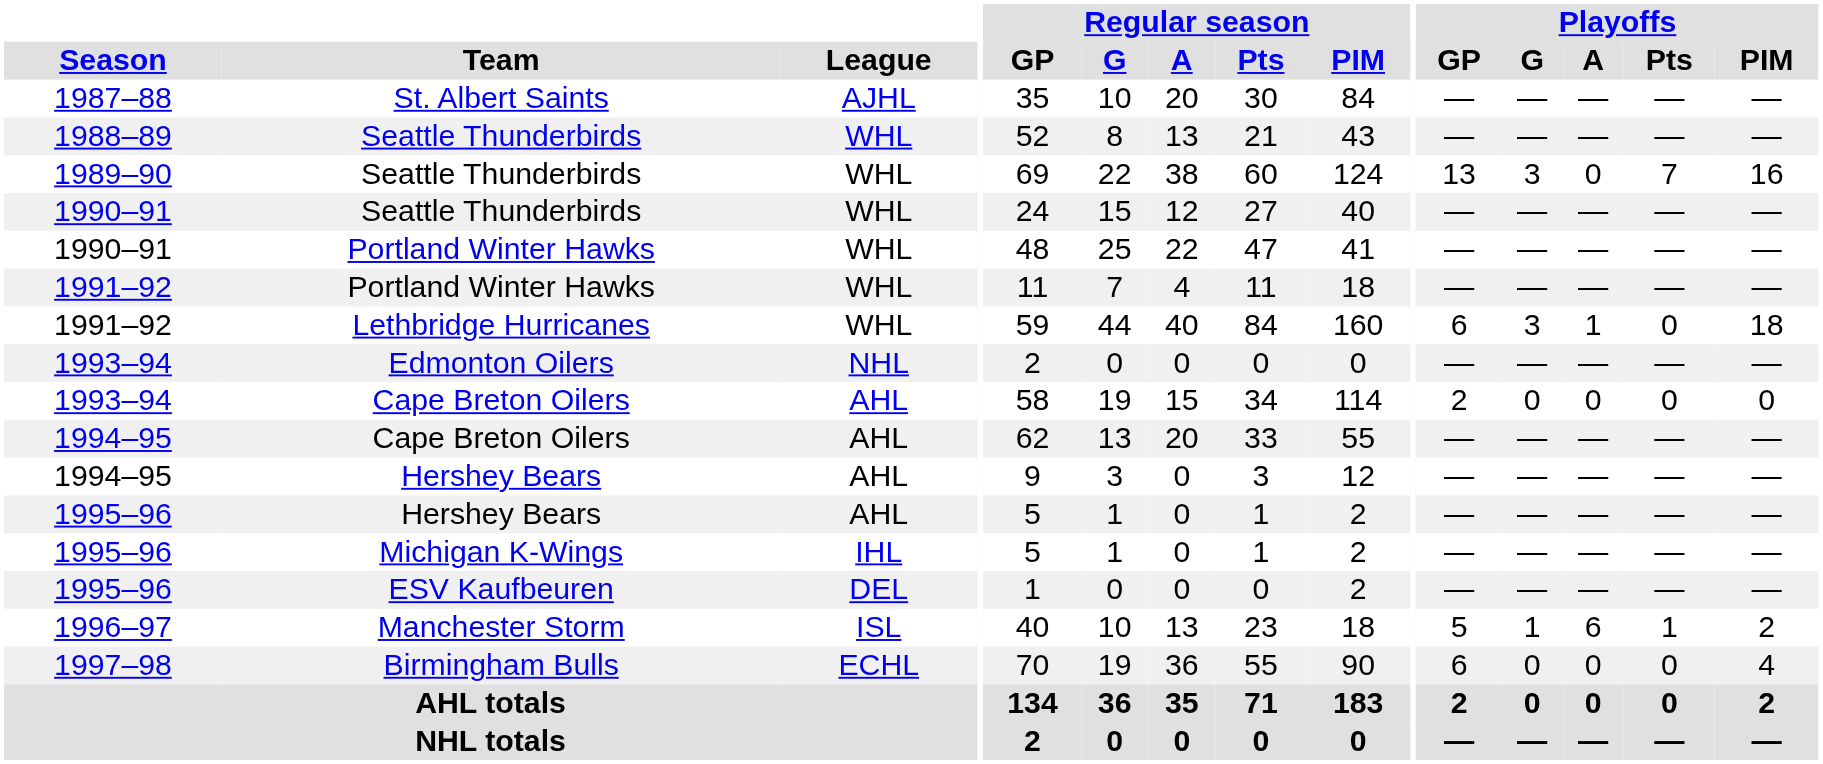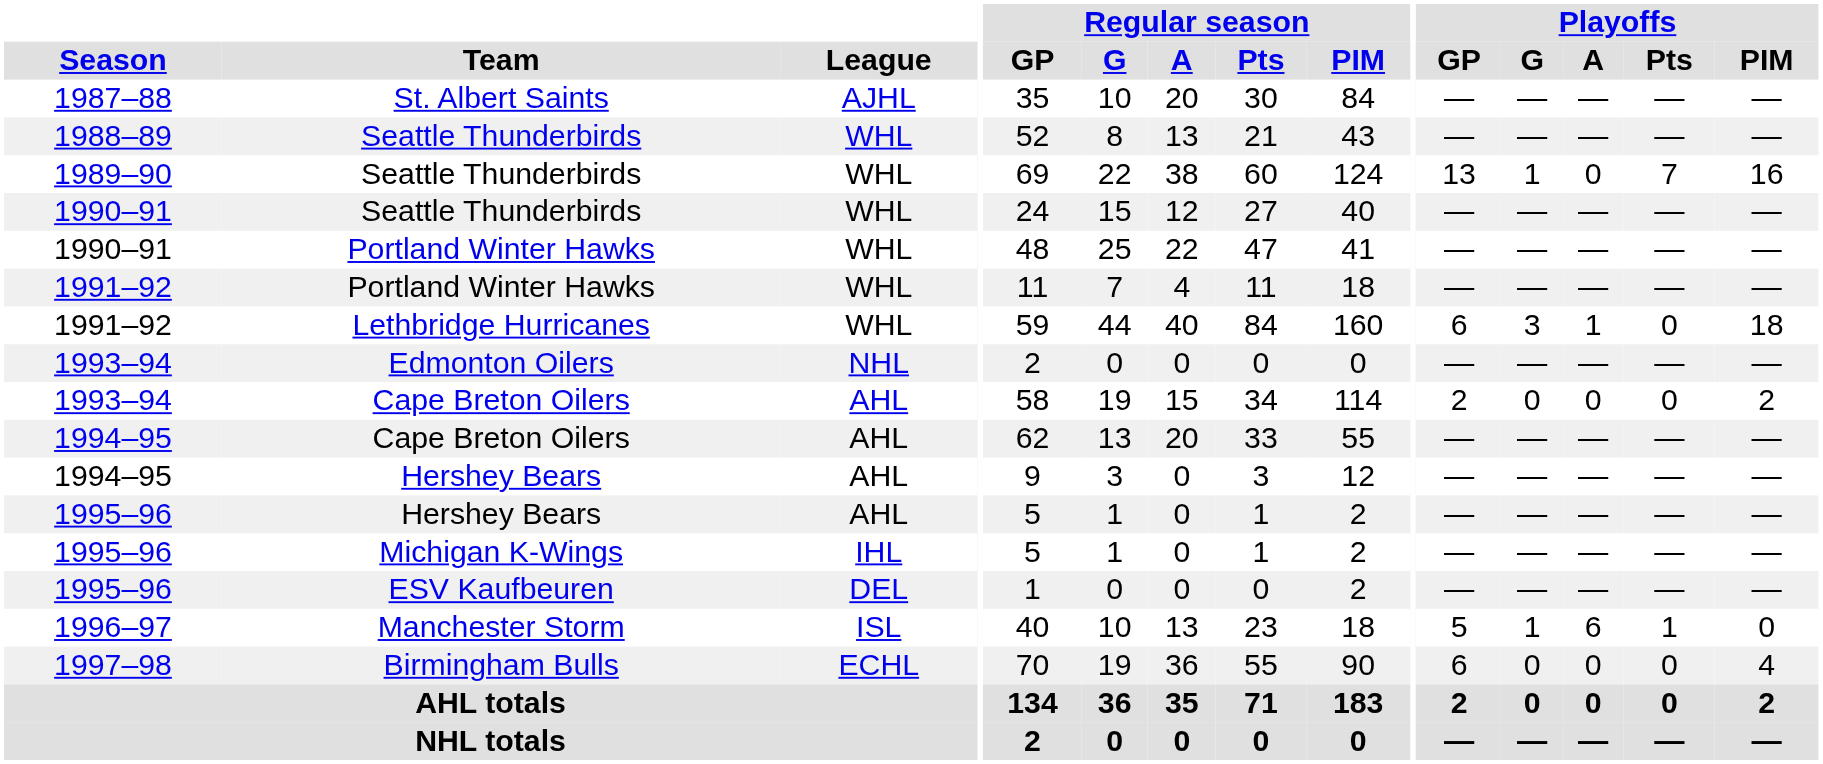(1532, 173) 3 -> (1532, 173) 1
(1767, 400) 0 -> (1767, 400) 2
(1767, 627) 2 -> (1767, 627) 0
